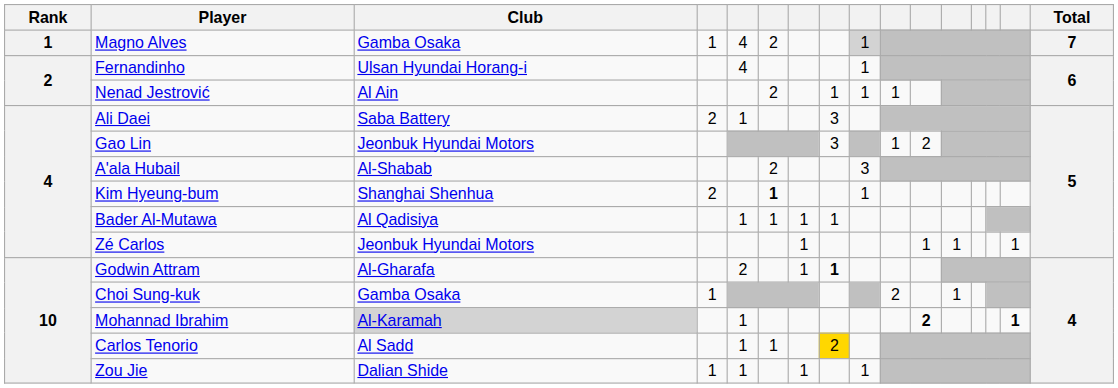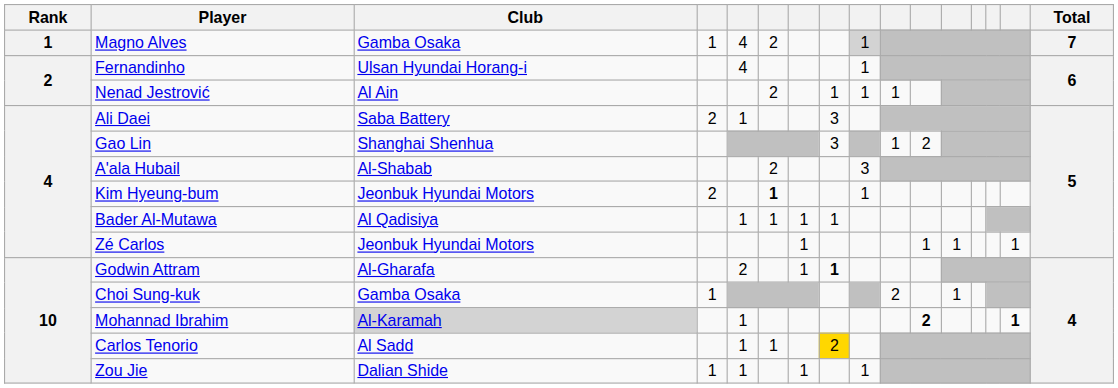(446, 144) Jeonbuk Hyundai Motors -> (425, 144) Shanghai Shenhua
(425, 194) Shanghai Shenhua -> (446, 194) Jeonbuk Hyundai Motors
